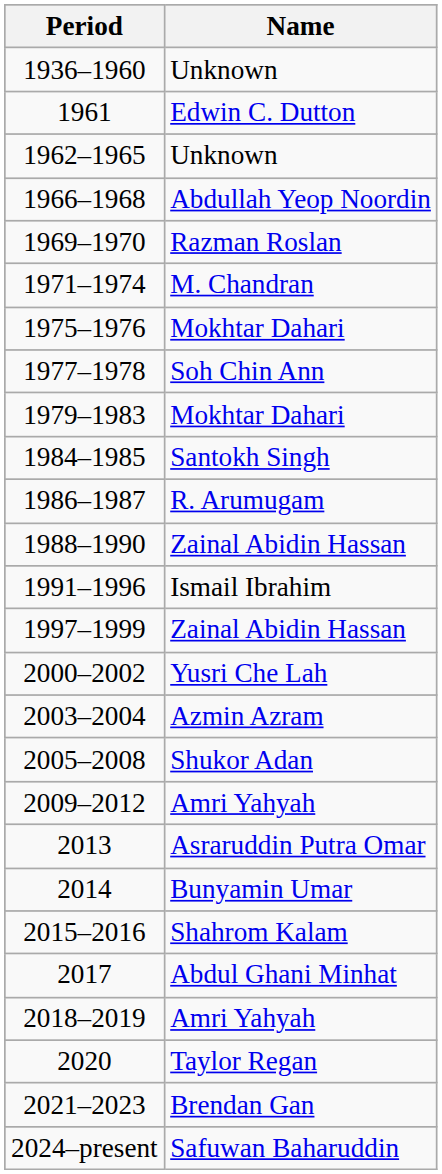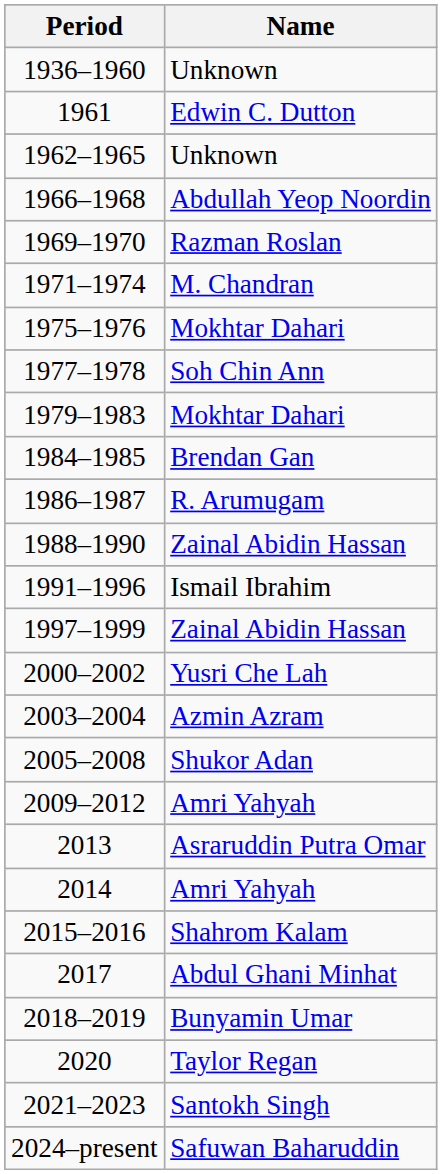(250, 457) Santokh Singh -> (242, 457) Brendan Gan
(261, 888) Bunyamin Umar -> (243, 888) Amri Yahyah
(243, 1018) Amri Yahyah -> (261, 1018) Bunyamin Umar
(242, 1104) Brendan Gan -> (250, 1104) Santokh Singh
